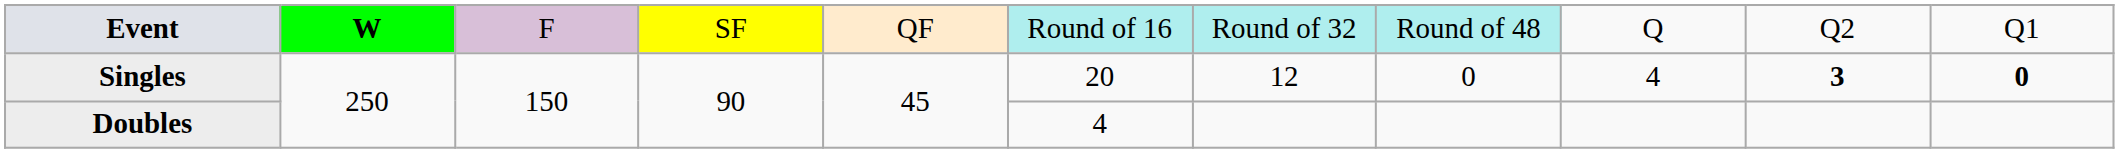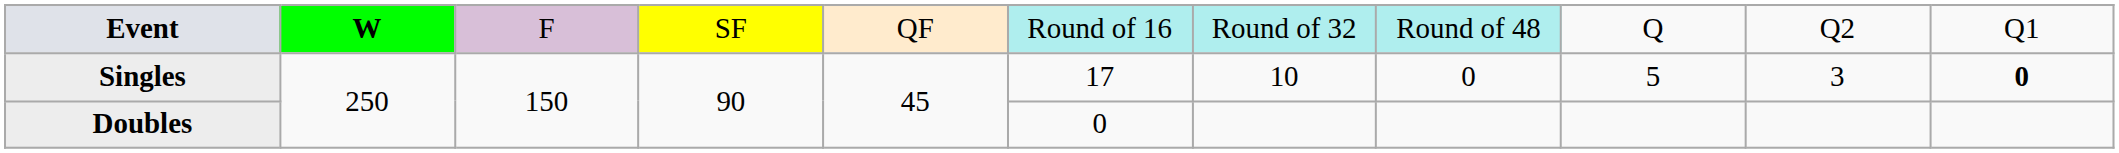(1100, 76) 20 -> (1100, 76) 17
(1284, 76) 12 -> (1284, 76) 10
(1653, 76) 4 -> (1653, 76) 5
(1837, 76) bold -> (1837, 76) normal
(1100, 124) 4 -> (1100, 124) 0
